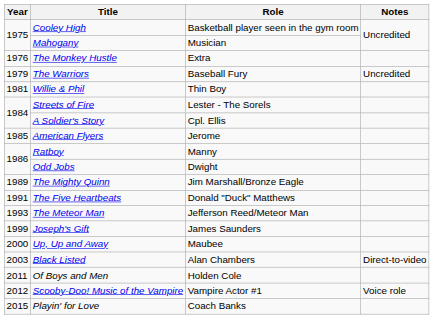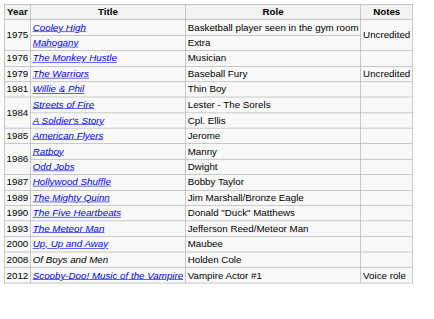(207, 43) Musician -> (199, 43) Extra
(199, 58) Extra -> (207, 58) Musician
+ row: (72, 182)
(17, 197) 1991 -> (17, 213) 1990
- row: (61, 228)
- row: (59, 259)
(17, 275) 2011 -> (17, 259) 2008
- row: (66, 306)
